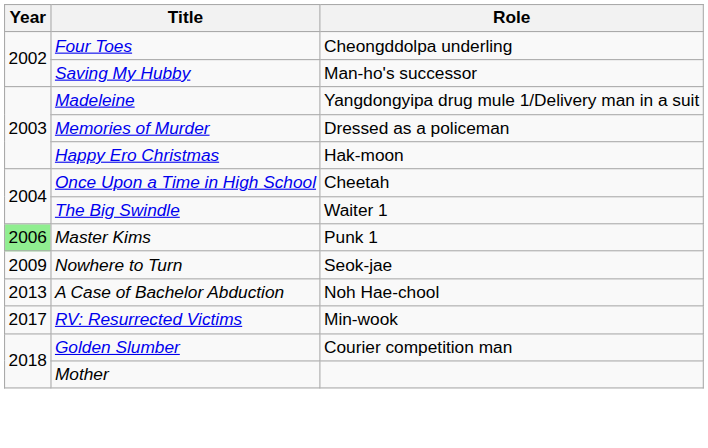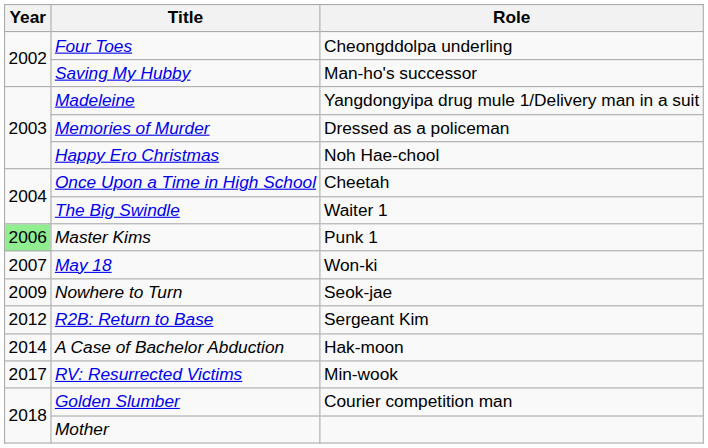(364, 155) Hak-moon -> (382, 155) Noh Hae-chool
+ row: (83, 264)
+ row: (134, 319)
(28, 292) 2013 -> (28, 347) 2014
(382, 292) Noh Hae-chool -> (364, 347) Hak-moon
